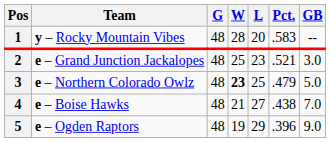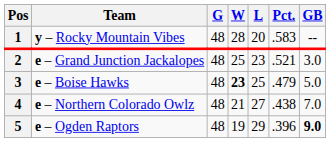(115, 82) e – Northern Colorado Owlz -> (82, 82) e – Boise Hawks
(82, 104) e – Boise Hawks -> (115, 104) e – Northern Colorado Owlz
(313, 126) normal -> (313, 126) bold
